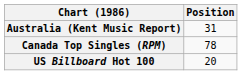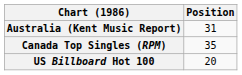(210, 45) 78 -> (210, 45) 35
